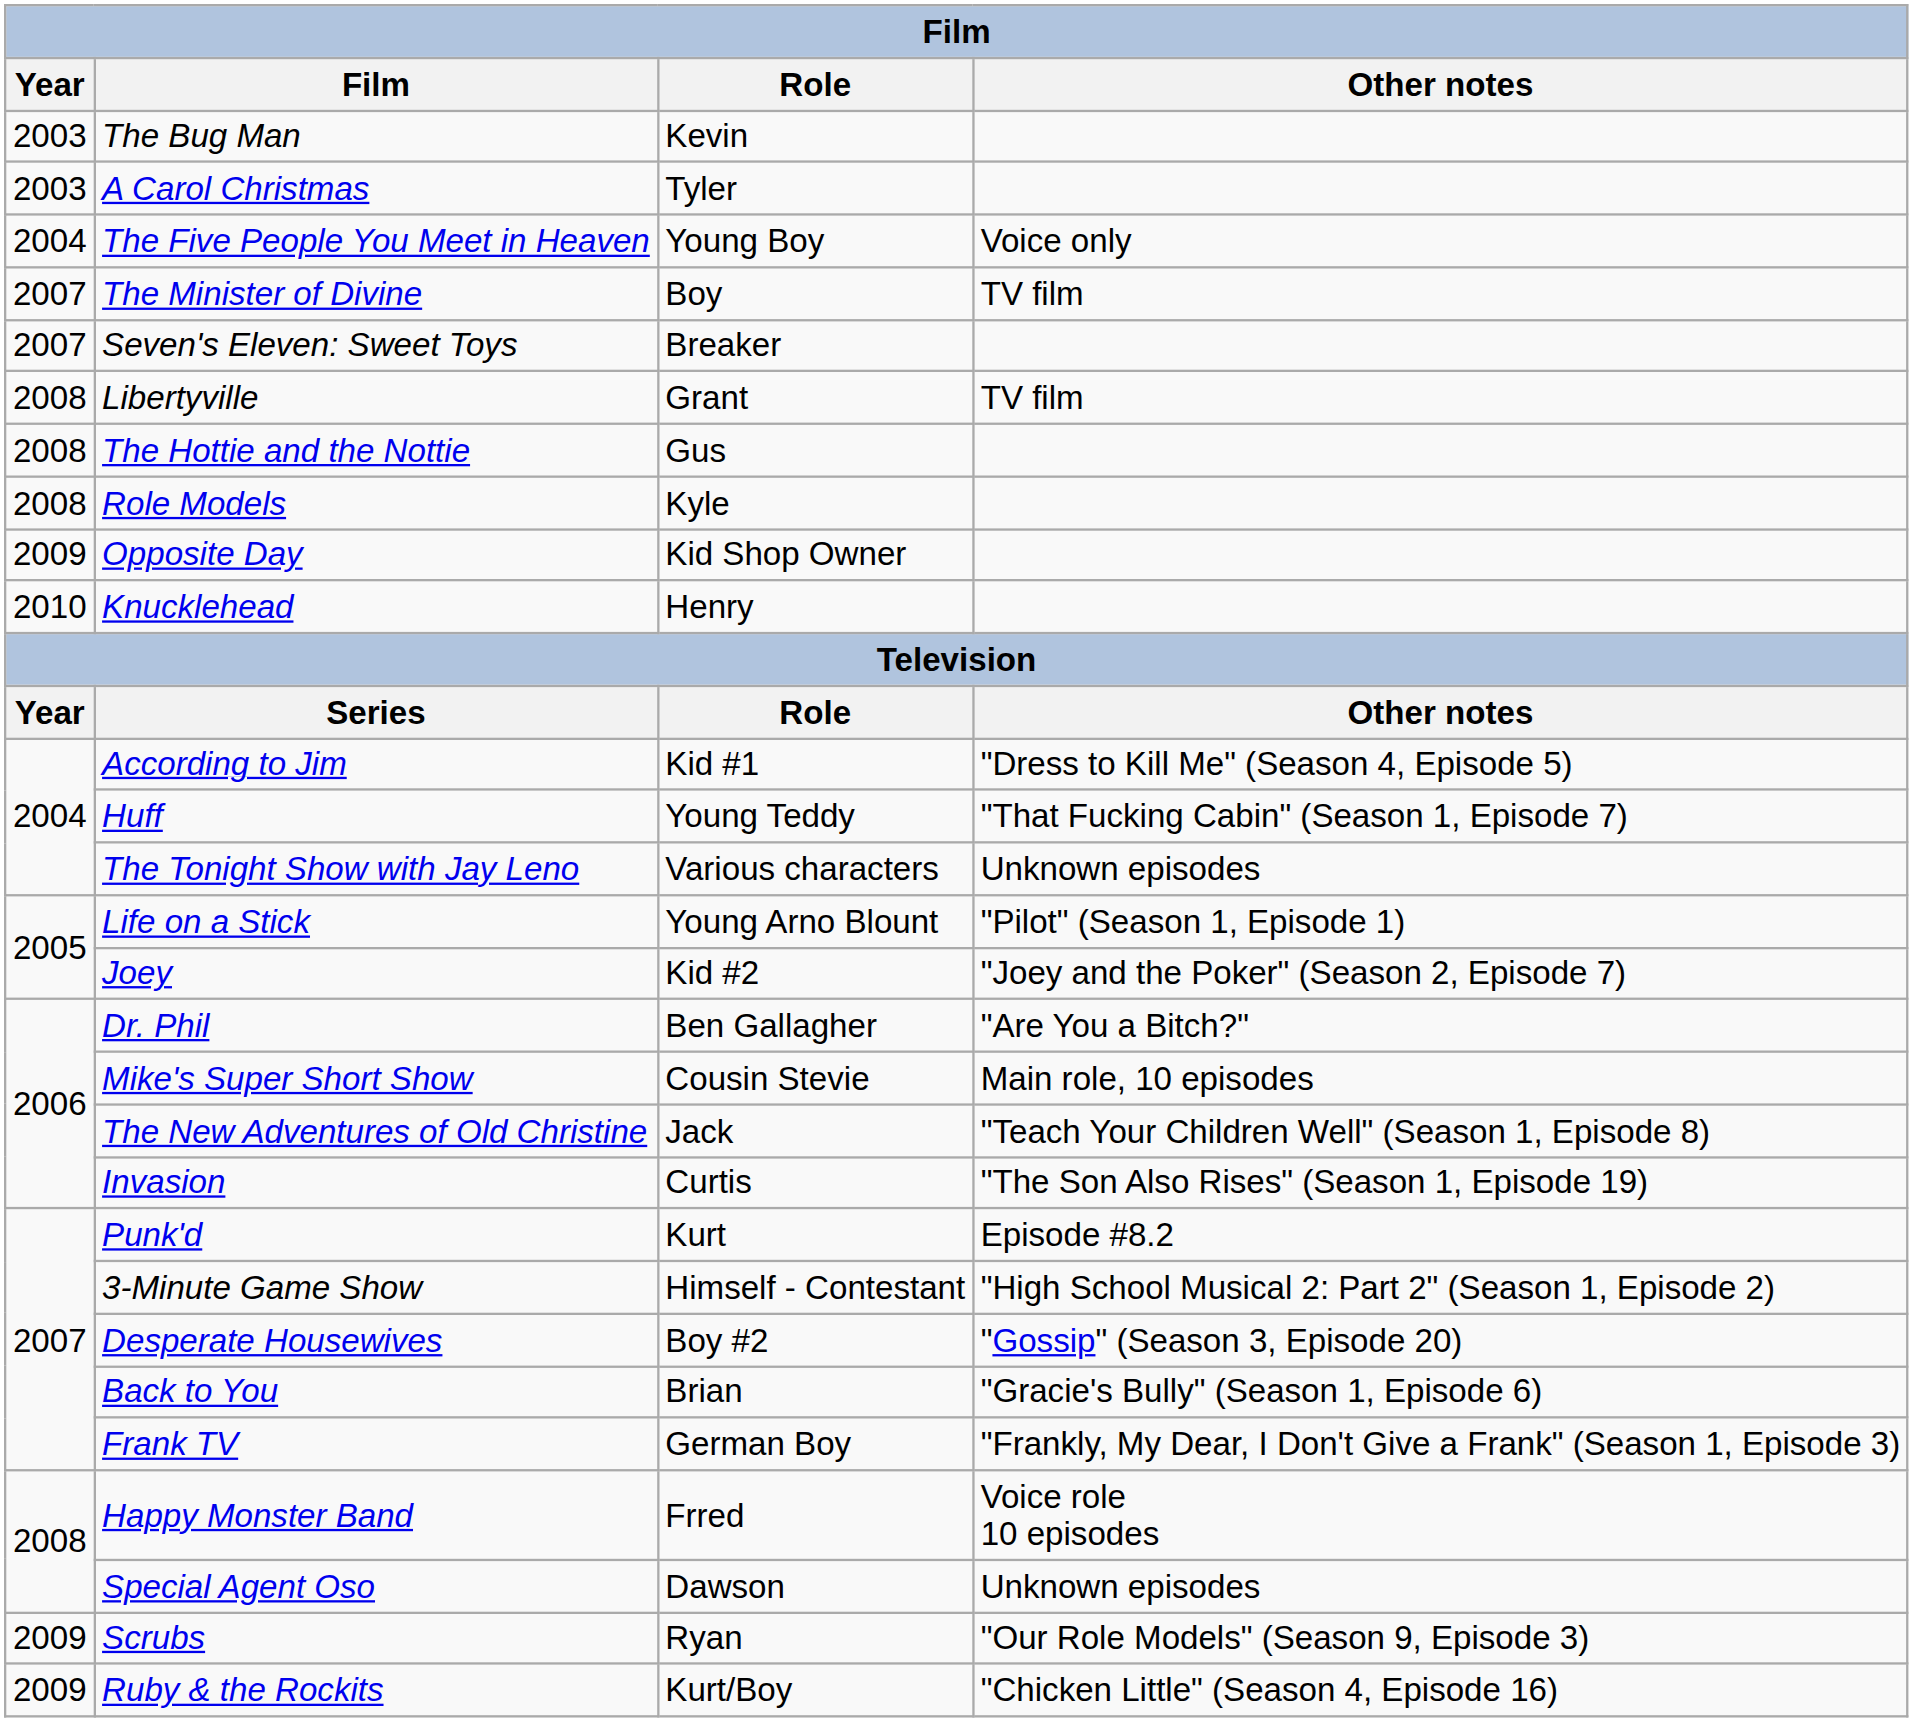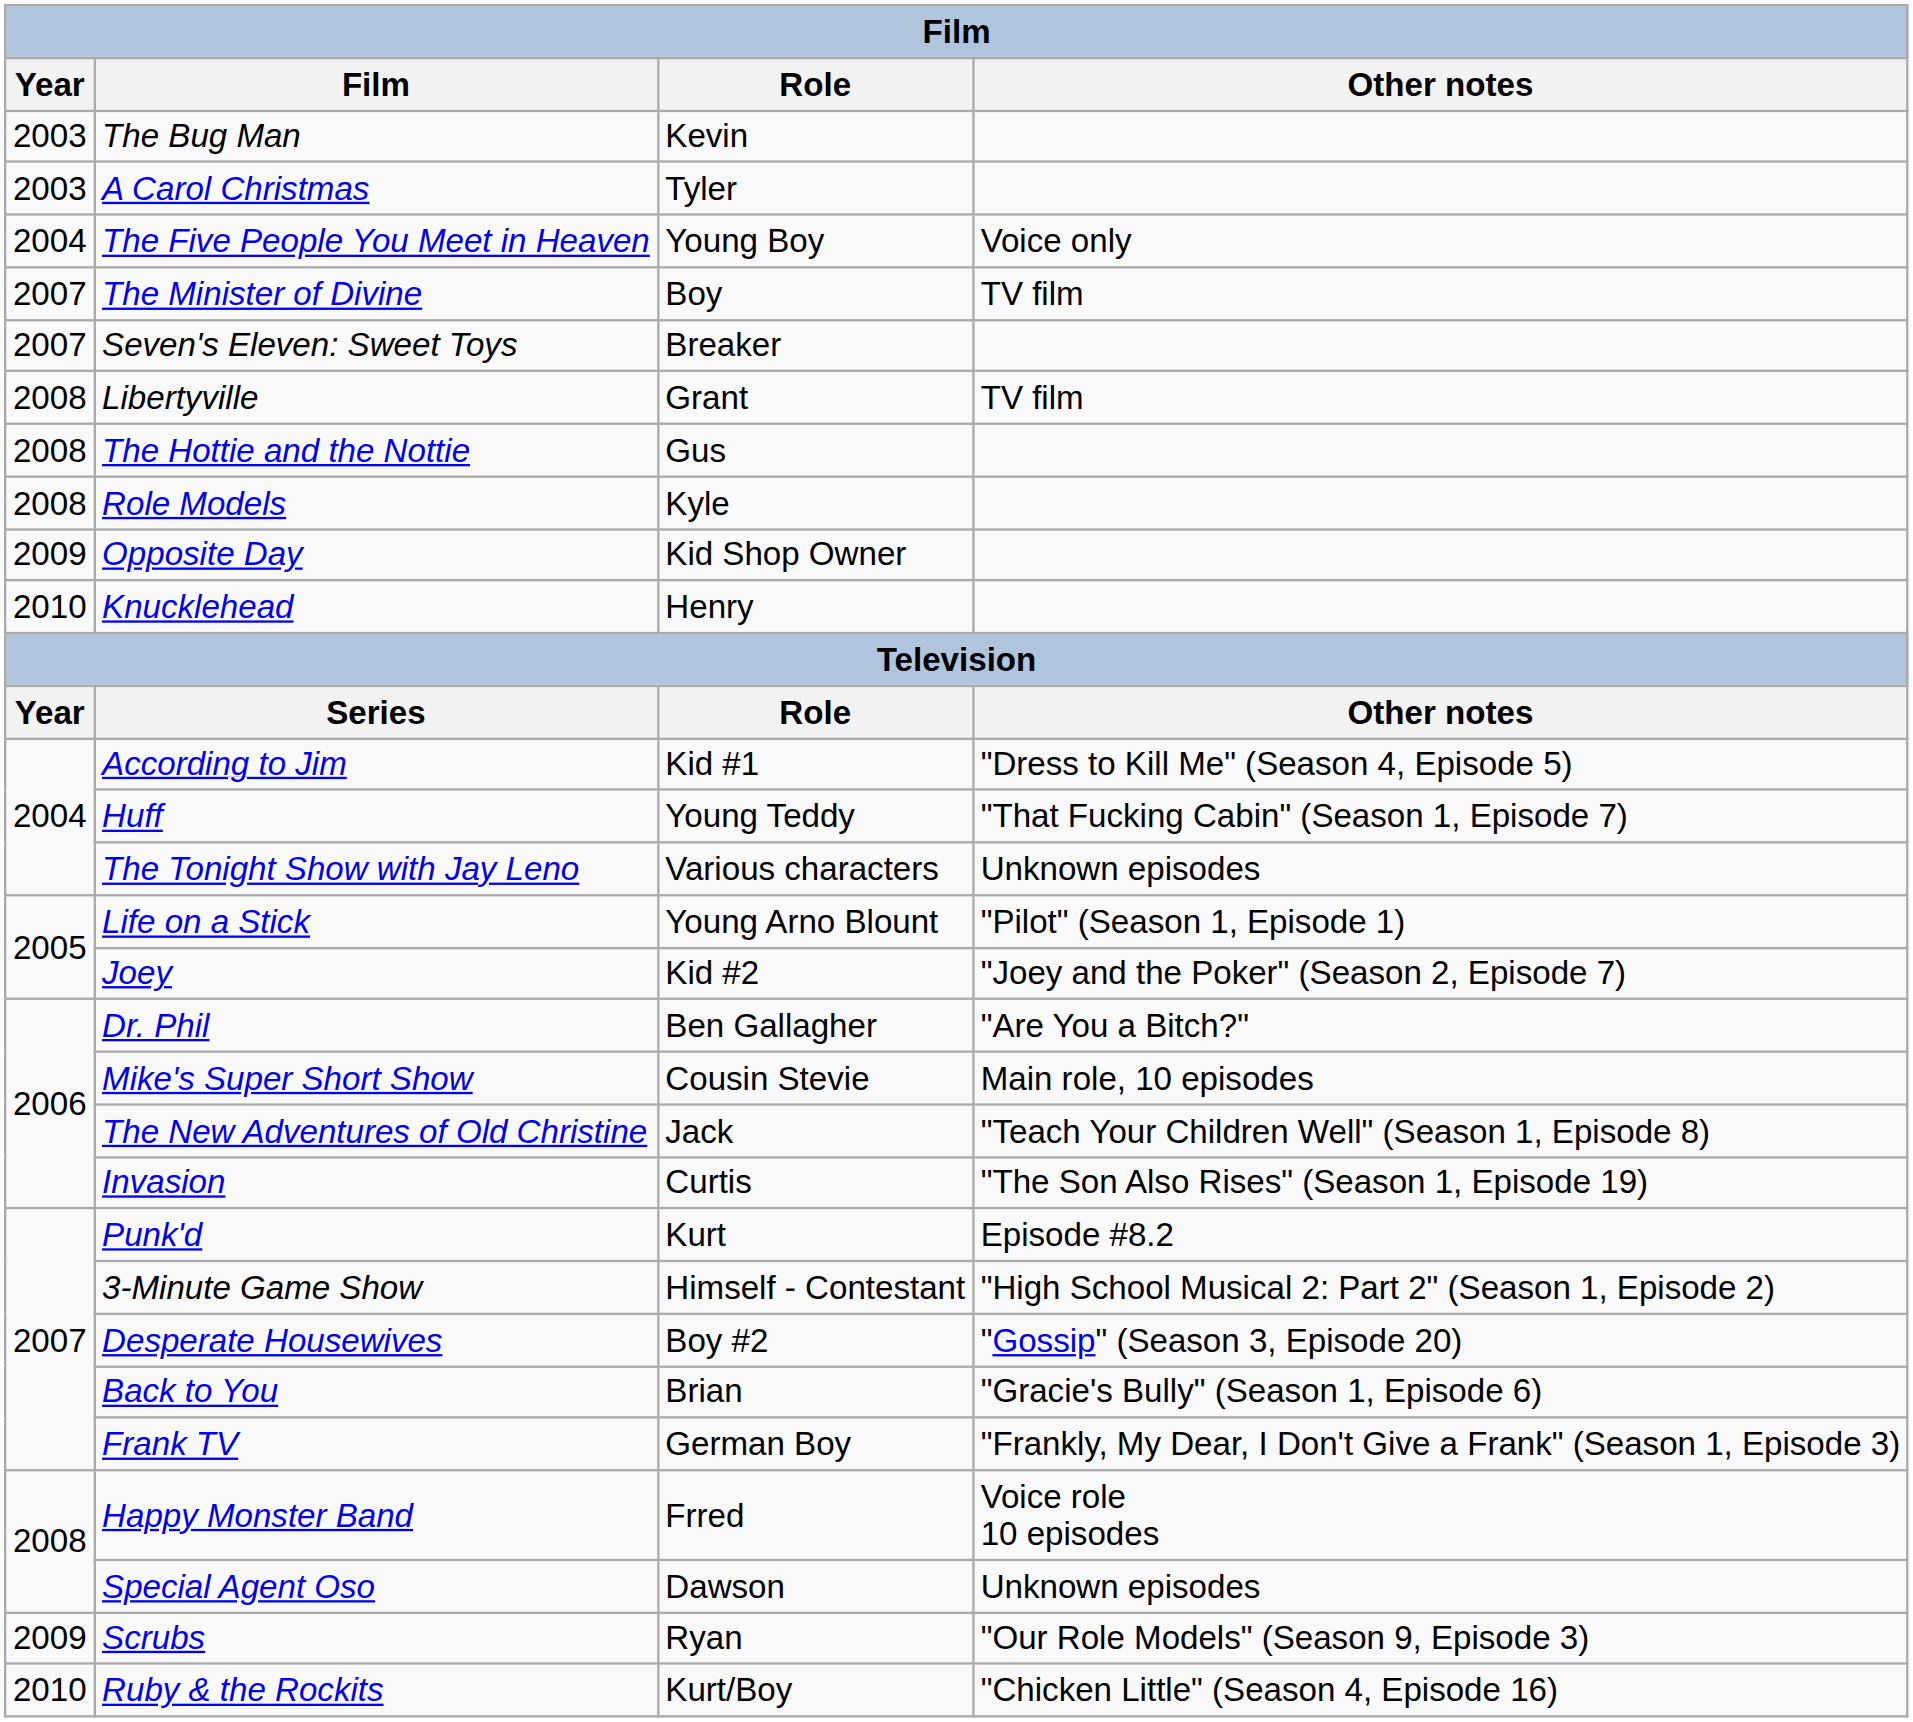(50, 1691) 2009 -> (50, 1691) 2010
